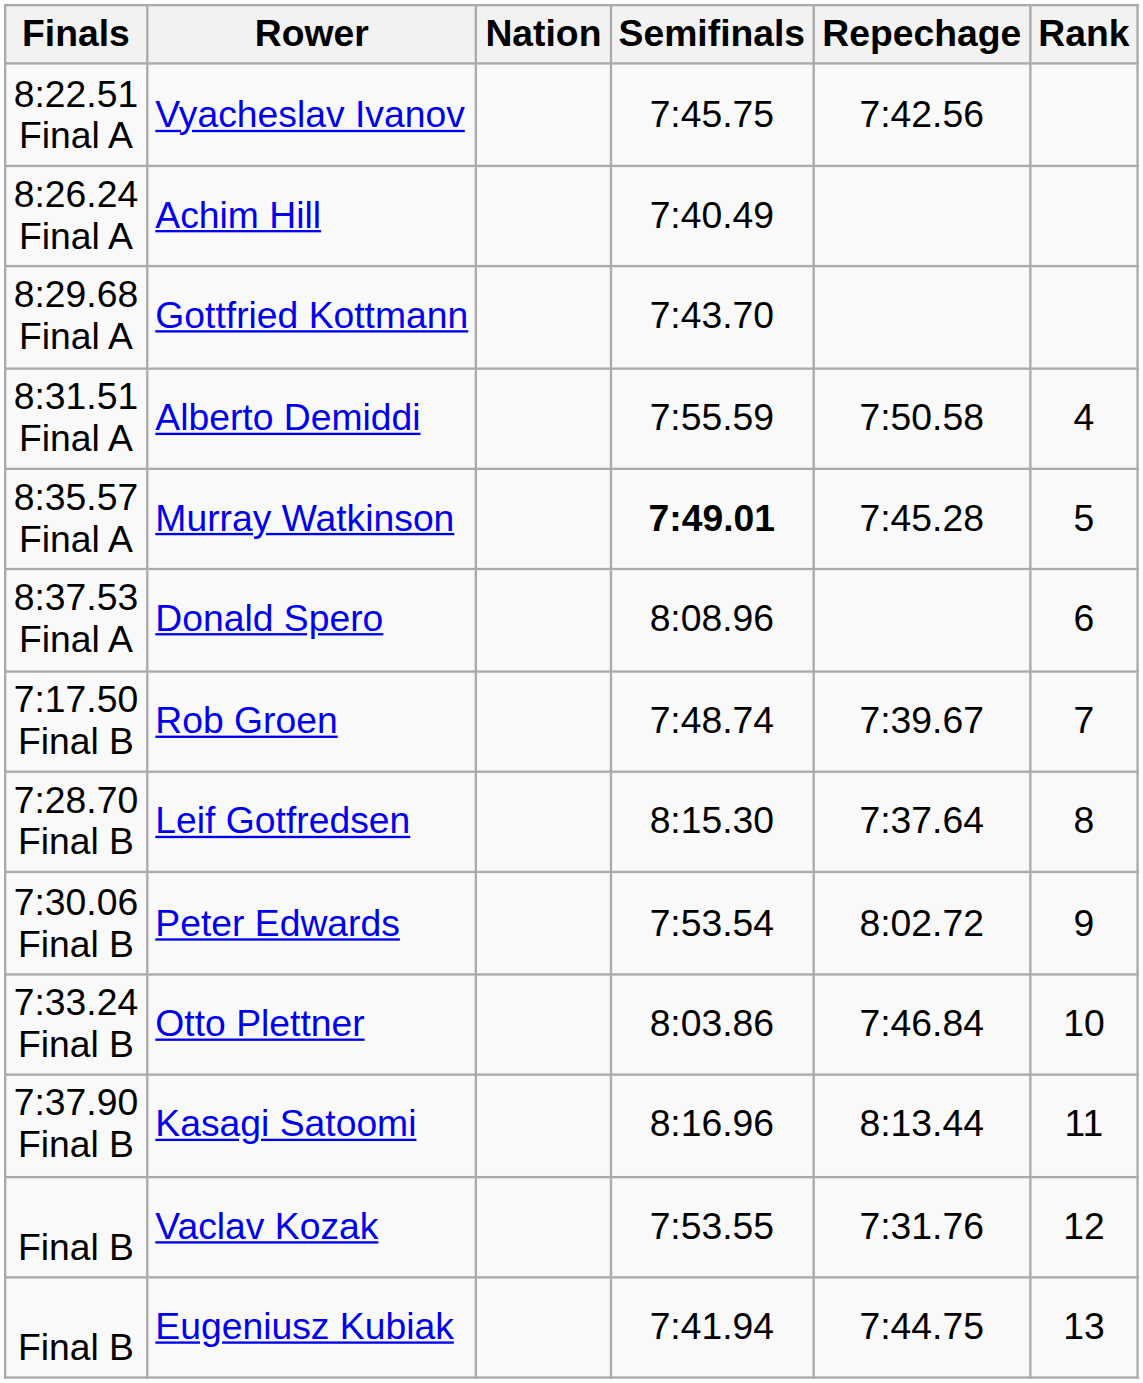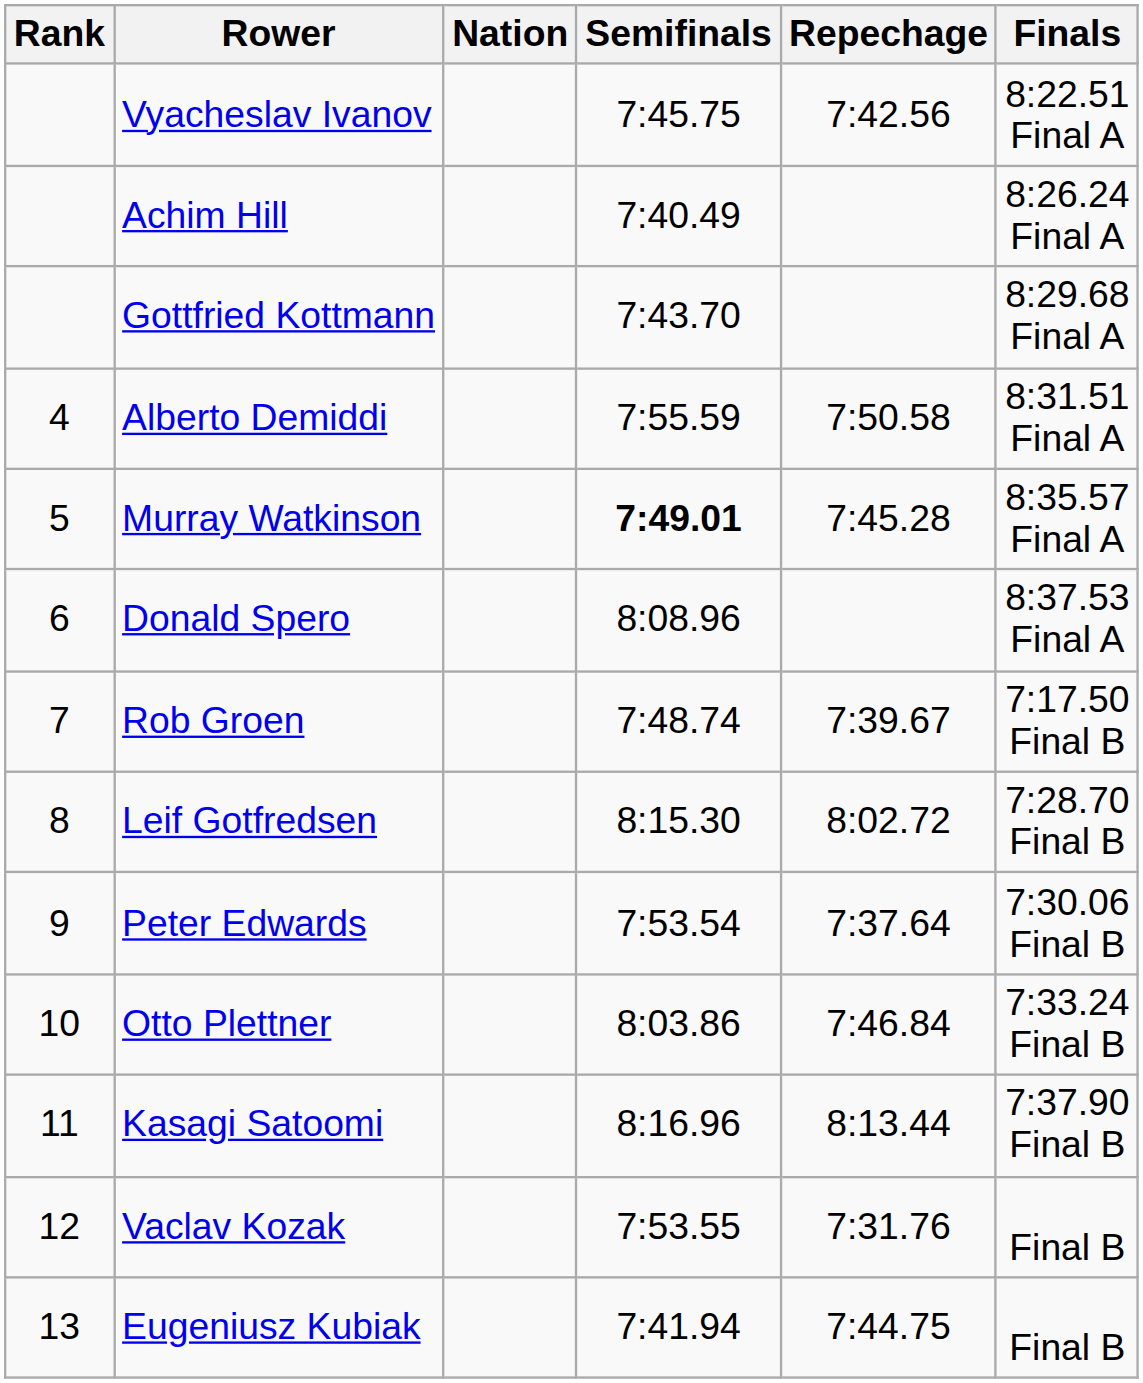columns swapped: (1084, 34) <-> (76, 34)
(922, 821) 7:37.64 -> (888, 821) 8:02.72
(922, 922) 8:02.72 -> (888, 922) 7:37.64
